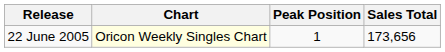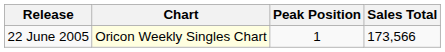(392, 36) 173,656 -> (392, 36) 173,566
